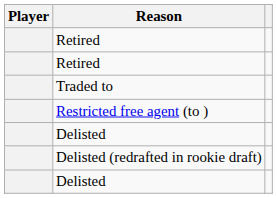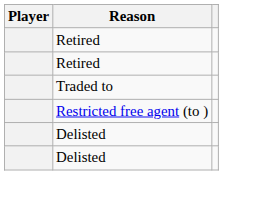- row: (29, 158)
